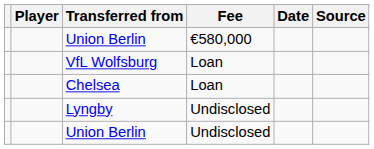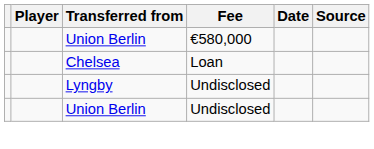- row: (111, 62)
